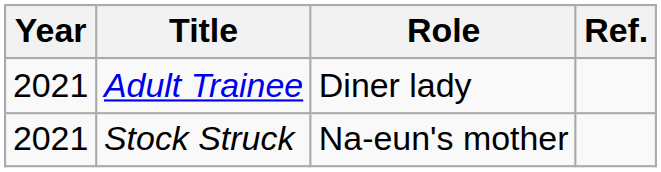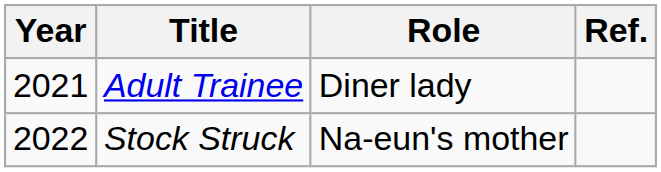(51, 138) 2021 -> (51, 138) 2022
